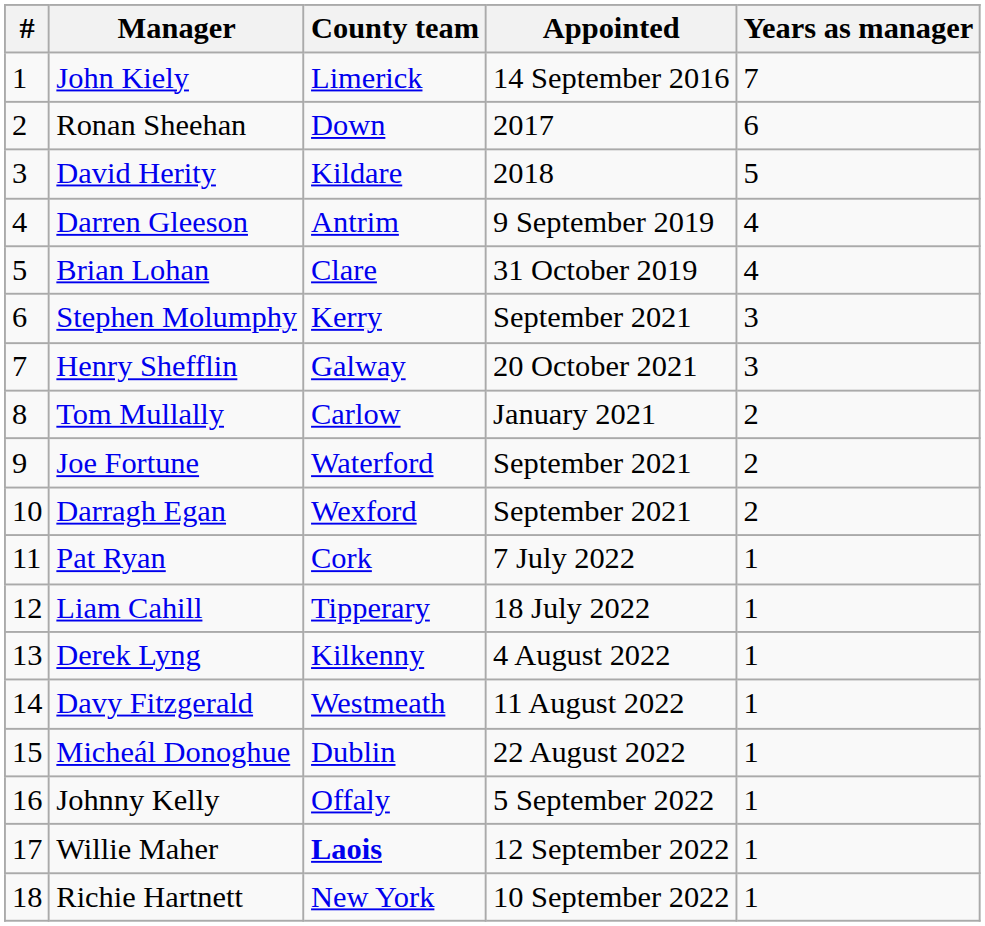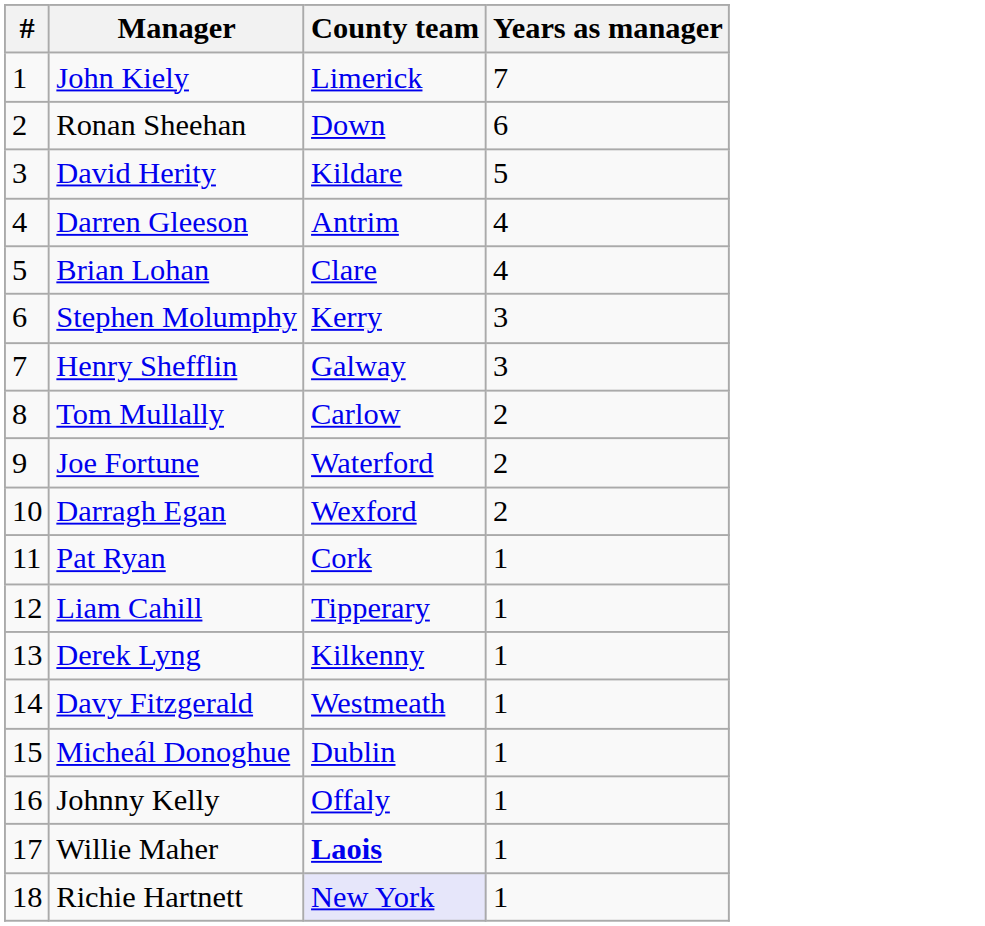- column: (611, 28)
(373, 896) no background -> (373, 896) lavender background
